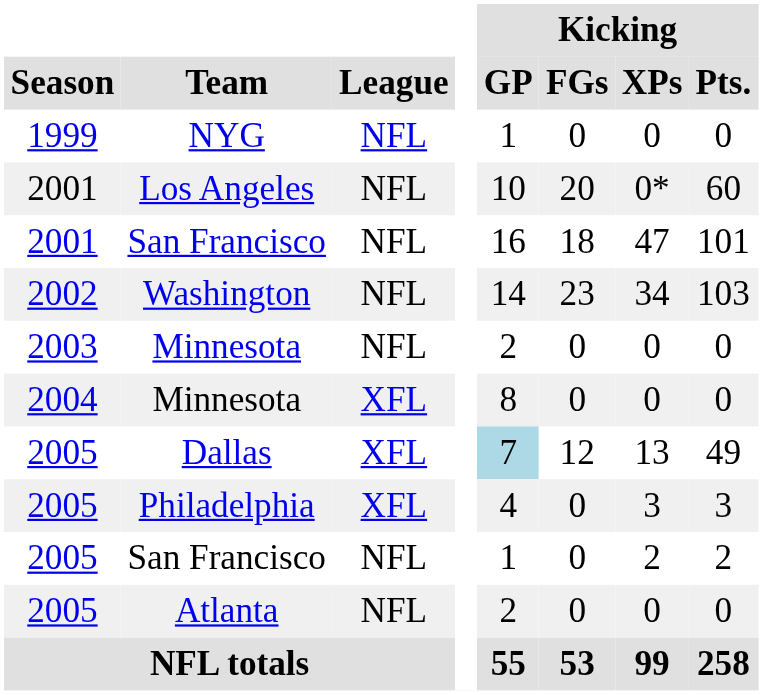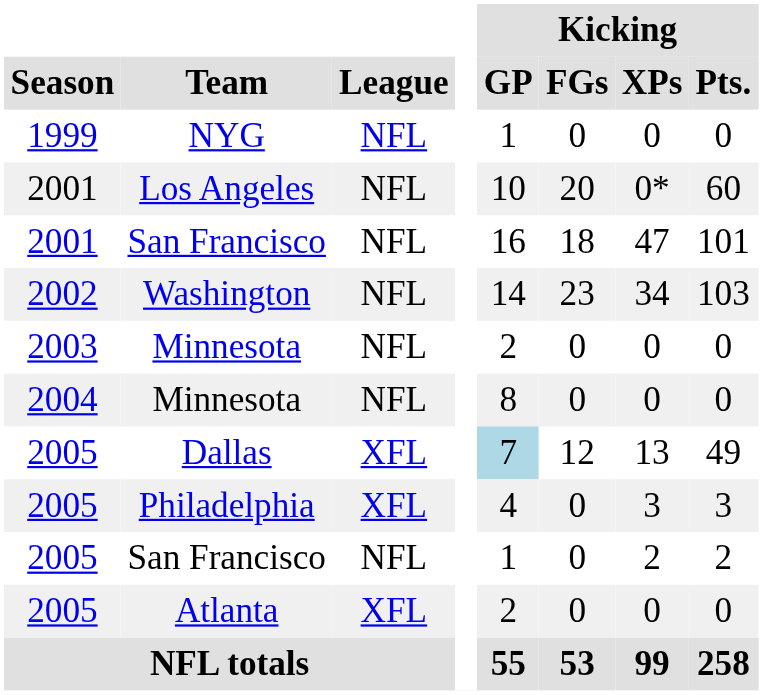(394, 399) XFL -> (394, 399) NFL
(394, 610) NFL -> (394, 610) XFL
